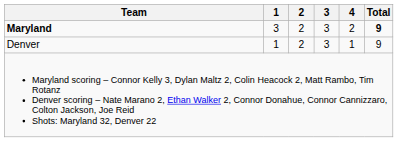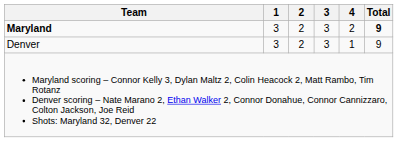(276, 45) 1 -> (276, 45) 3
